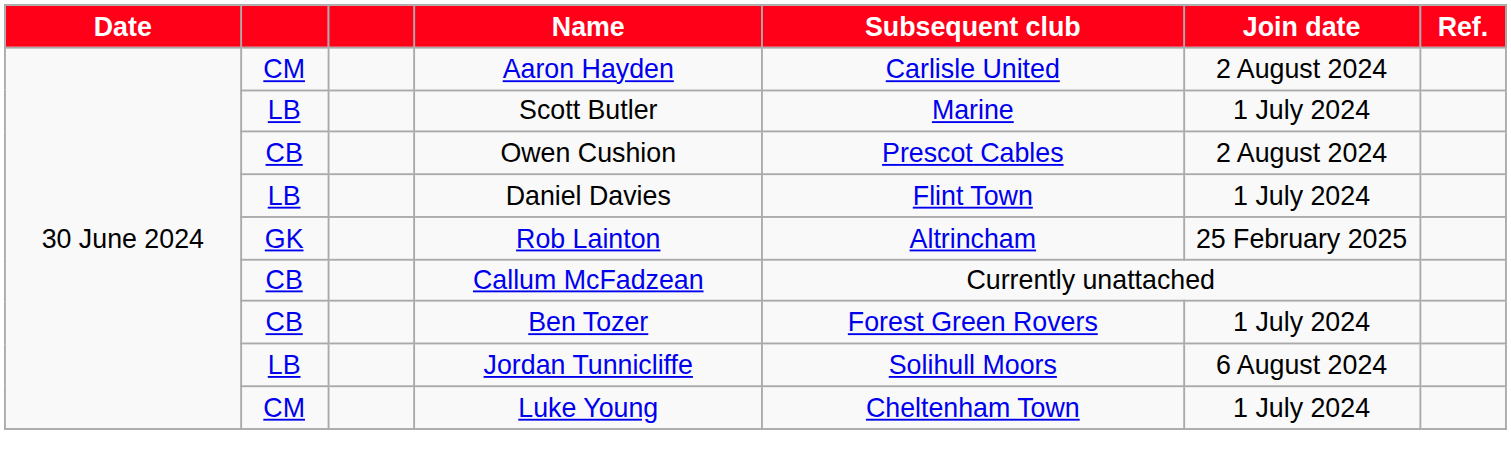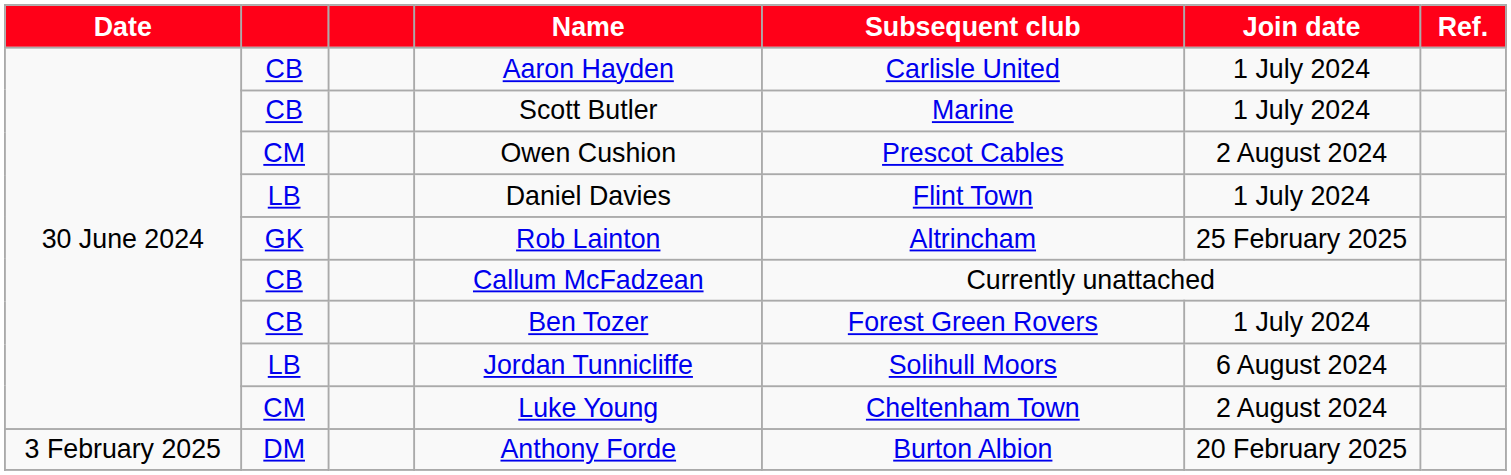(284, 69) CM -> (284, 69) CB
(1302, 69) 2 August 2024 -> (1302, 69) 1 July 2024
(284, 111) LB -> (284, 111) CB
(284, 153) CB -> (284, 153) CM
(1302, 407) 1 July 2024 -> (1302, 407) 2 August 2024
+ row: (588, 450)
